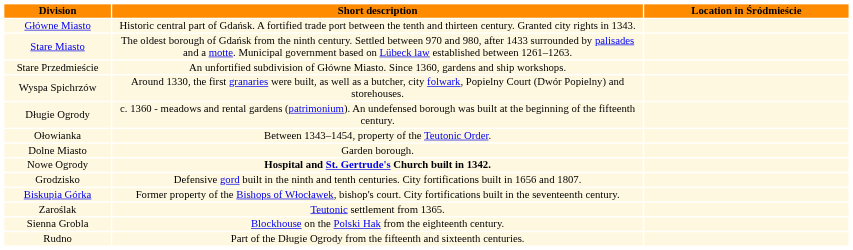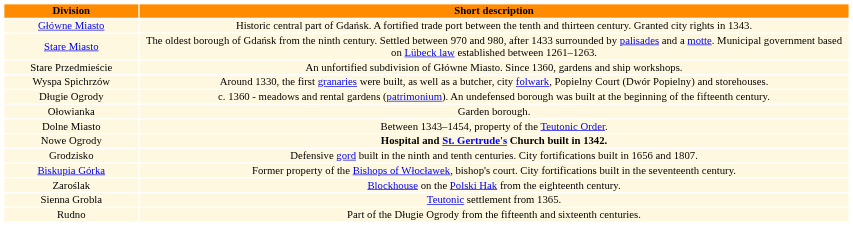- column: (746, 11)
(378, 135) Between 1343–1454, property of the Teutonic Order. -> (494, 111) Garden borough.
(378, 150) Garden borough. -> (494, 126) Between 1343–1454, property of the Teutonic Order.
(378, 209) Teutonic settlement from 1365. -> (494, 185) Blockhouse on the Polski Hak from the eighteenth century.
(378, 224) Blockhouse on the Polski Hak from the eighteenth century. -> (494, 200) Teutonic settlement from 1365.
